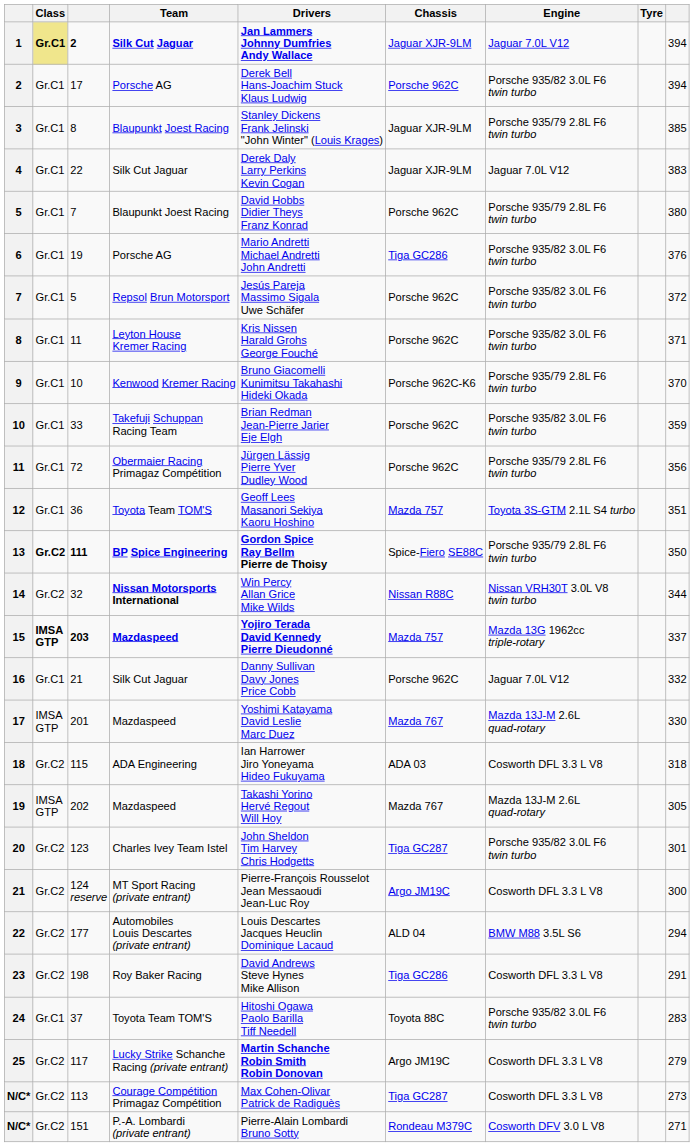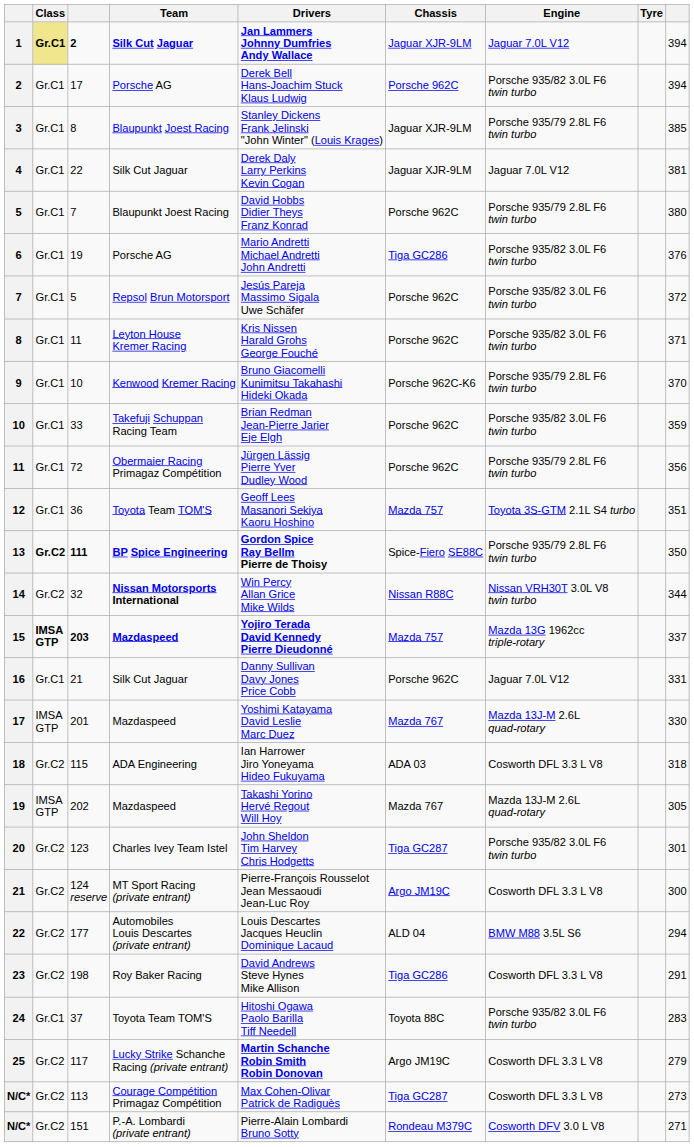(677, 170) 383 -> (677, 170) 381
(677, 679) 332 -> (677, 679) 331
